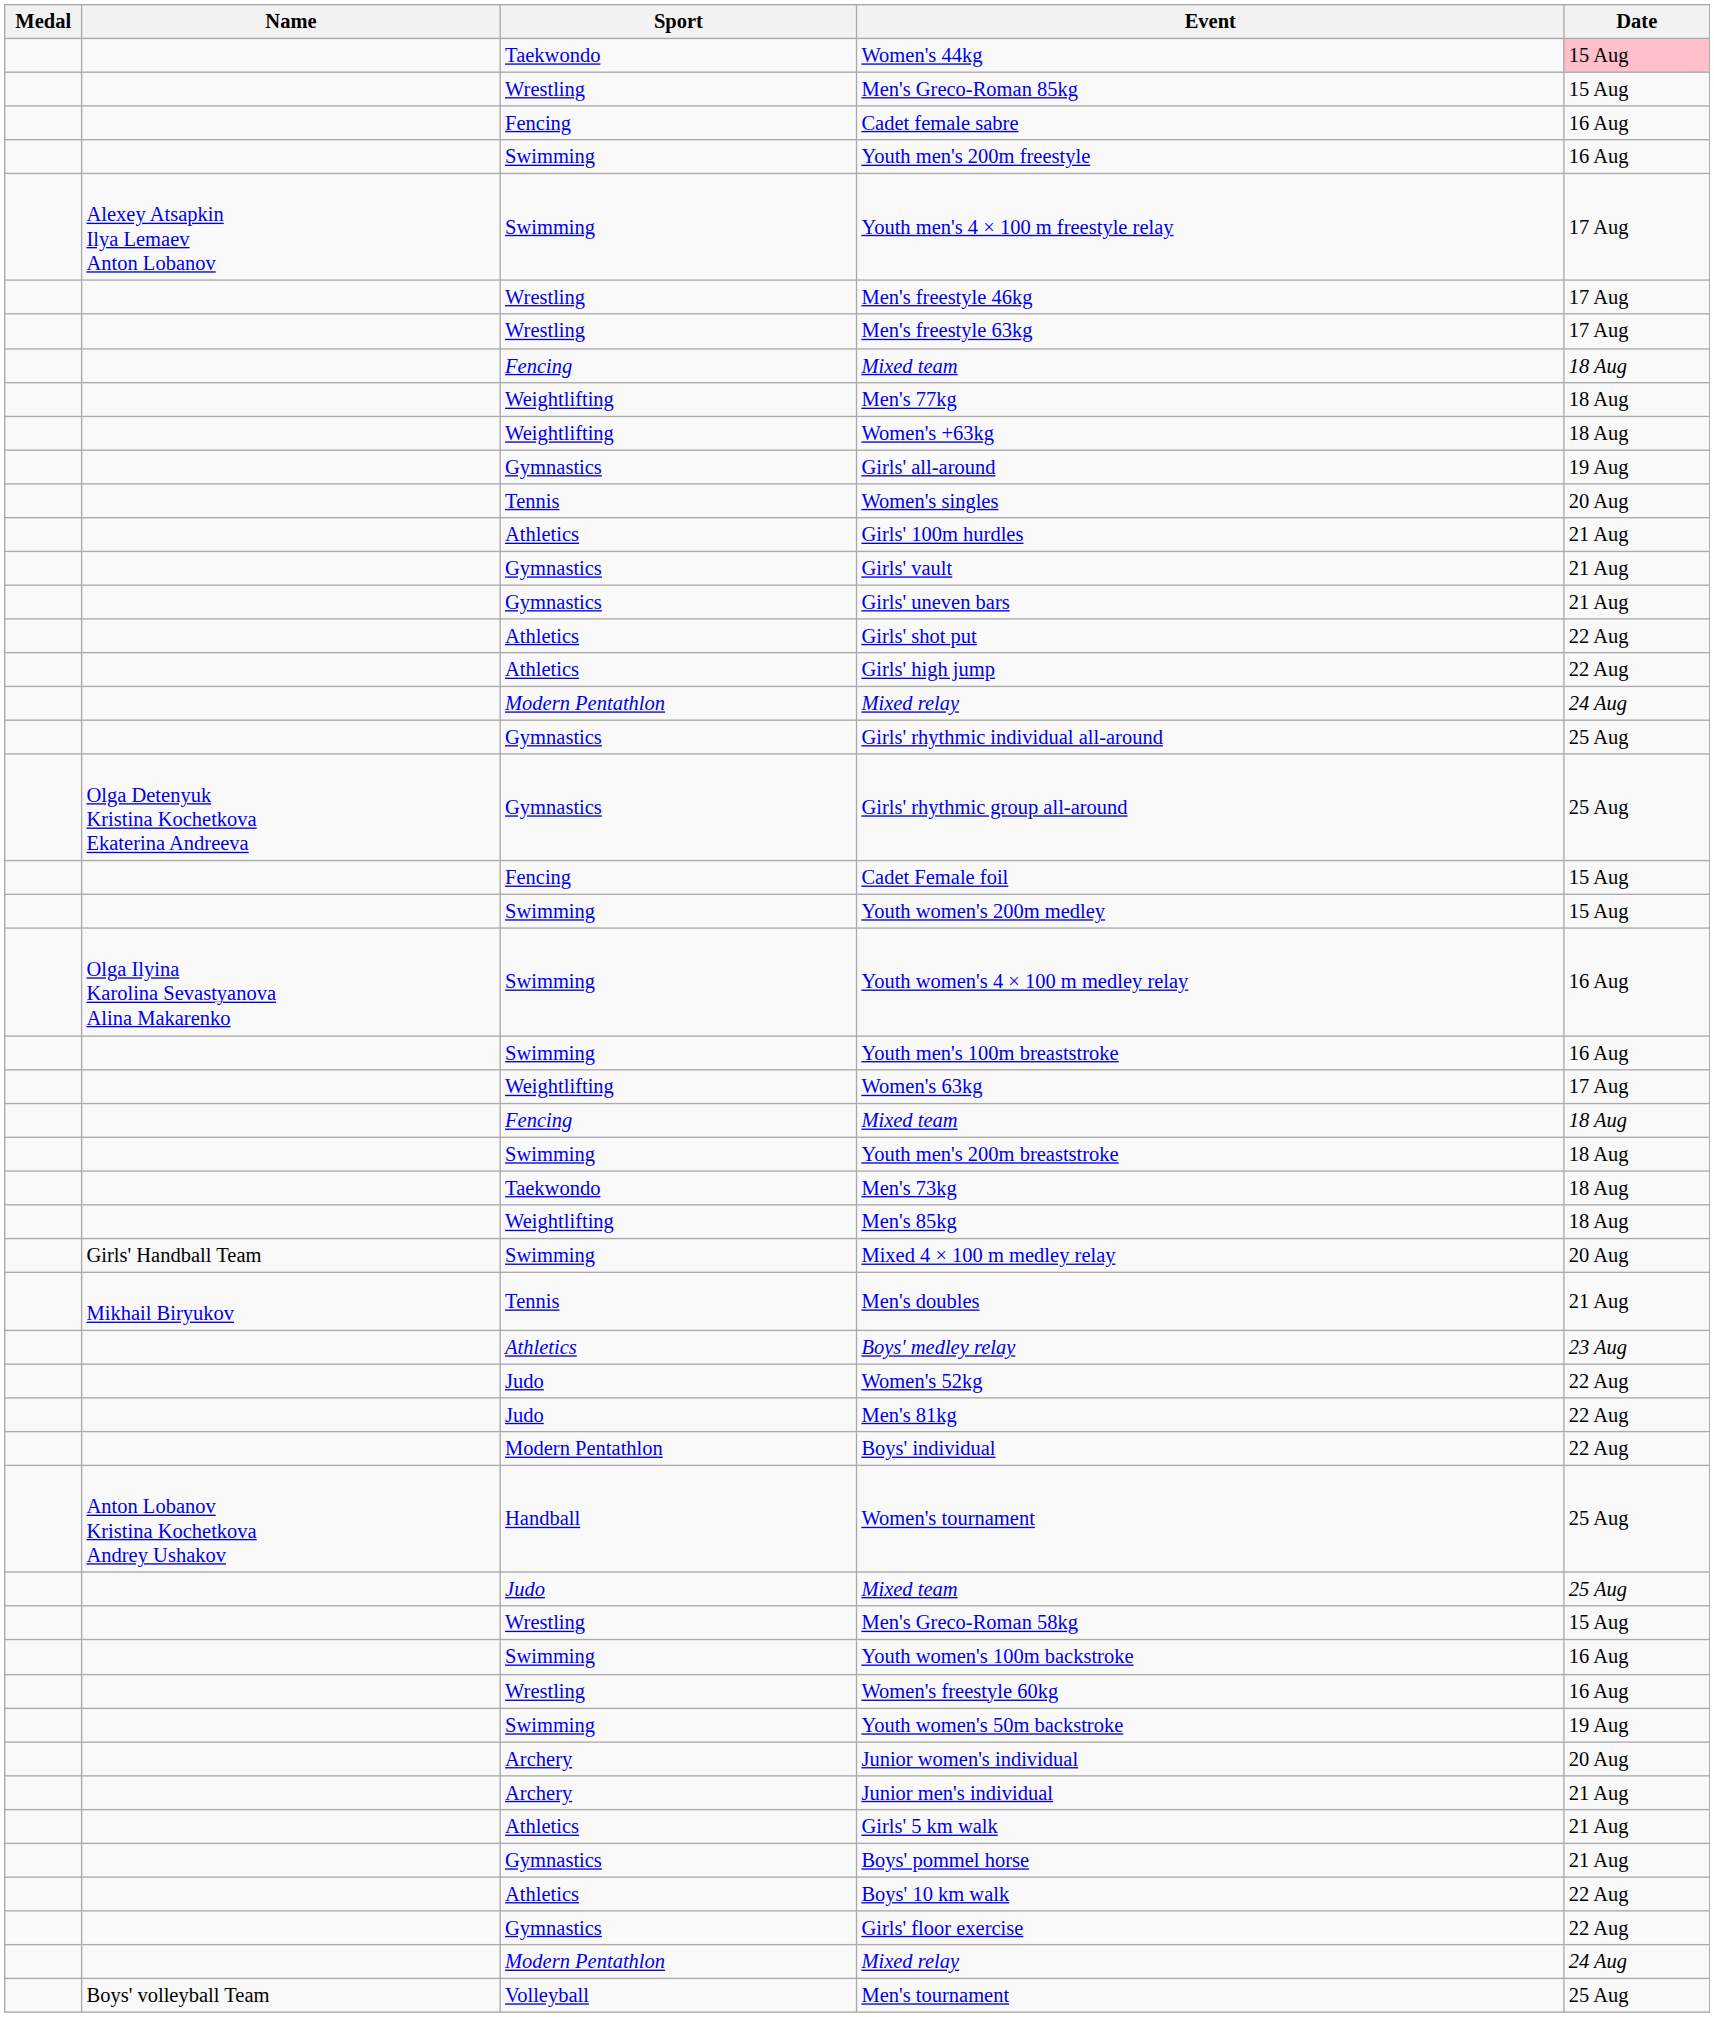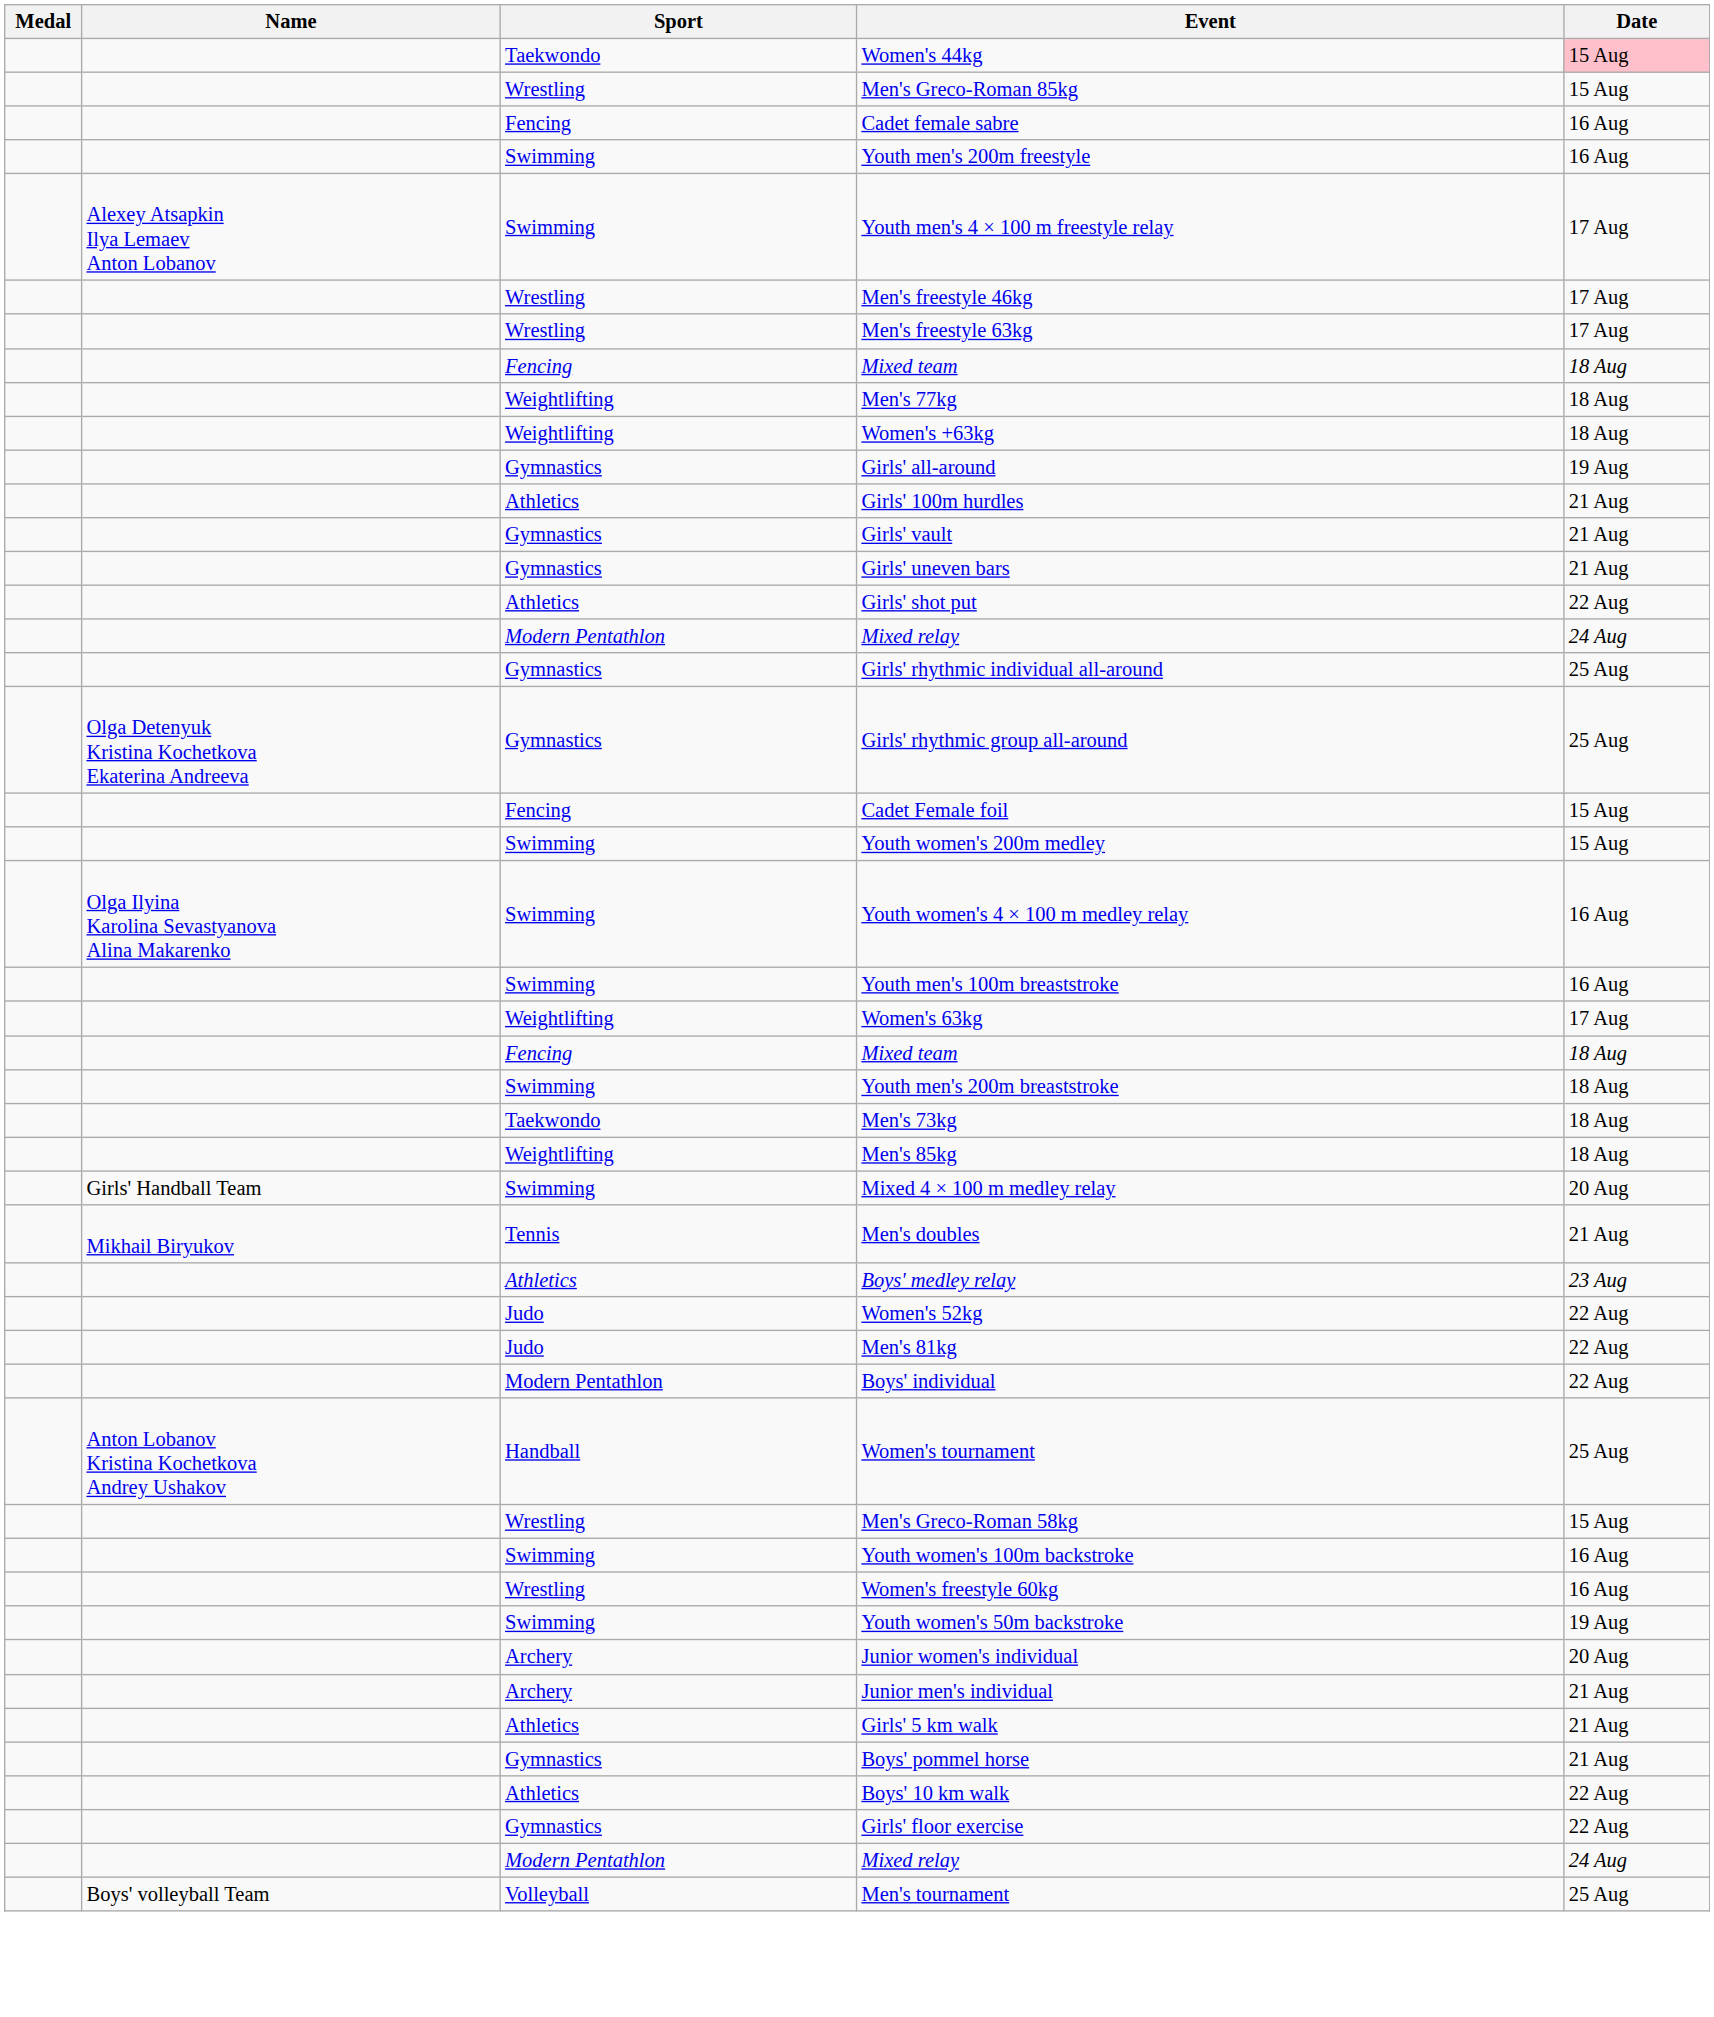- row: (532, 500)
- row: (542, 669)
- row: (525, 1589)
